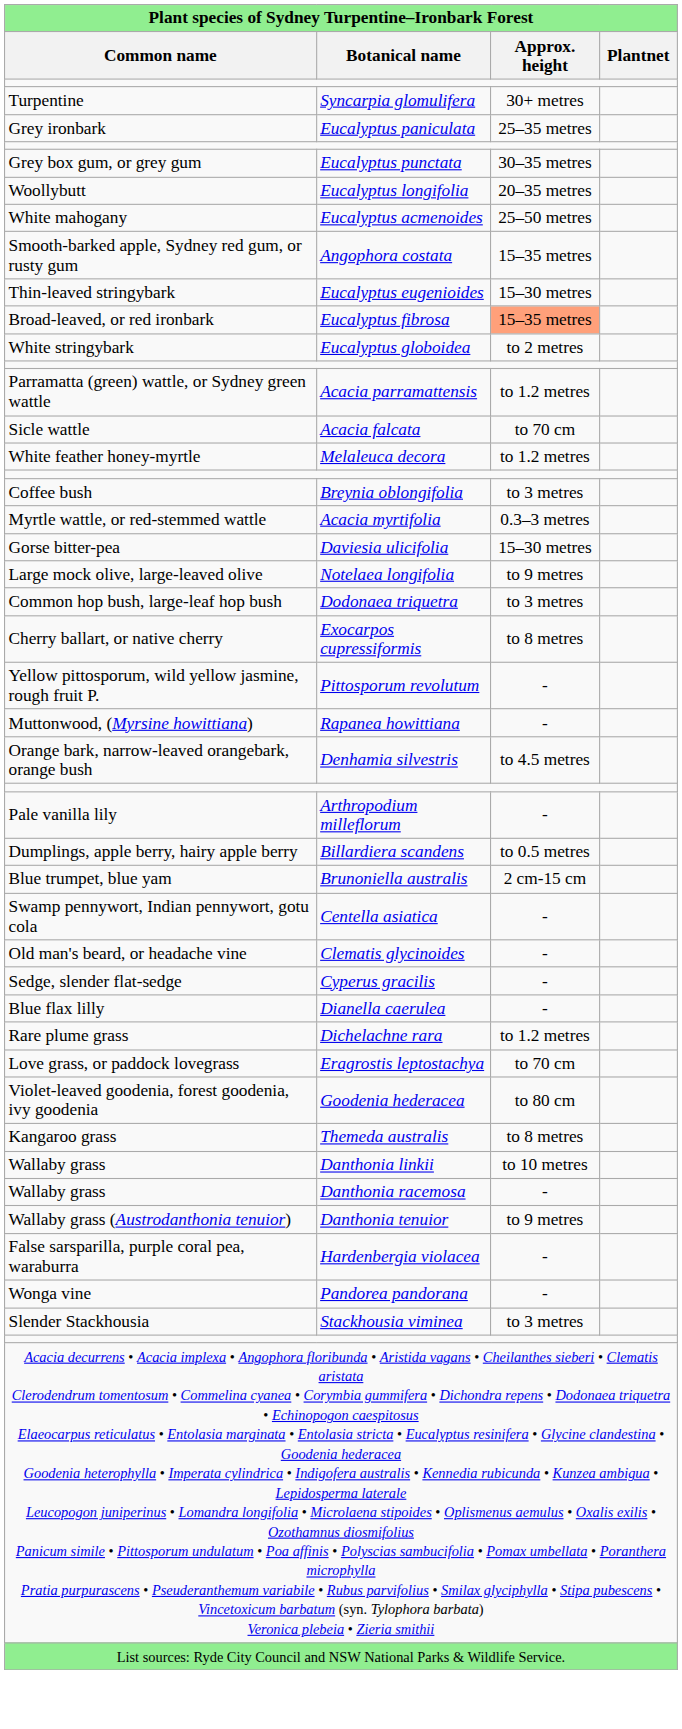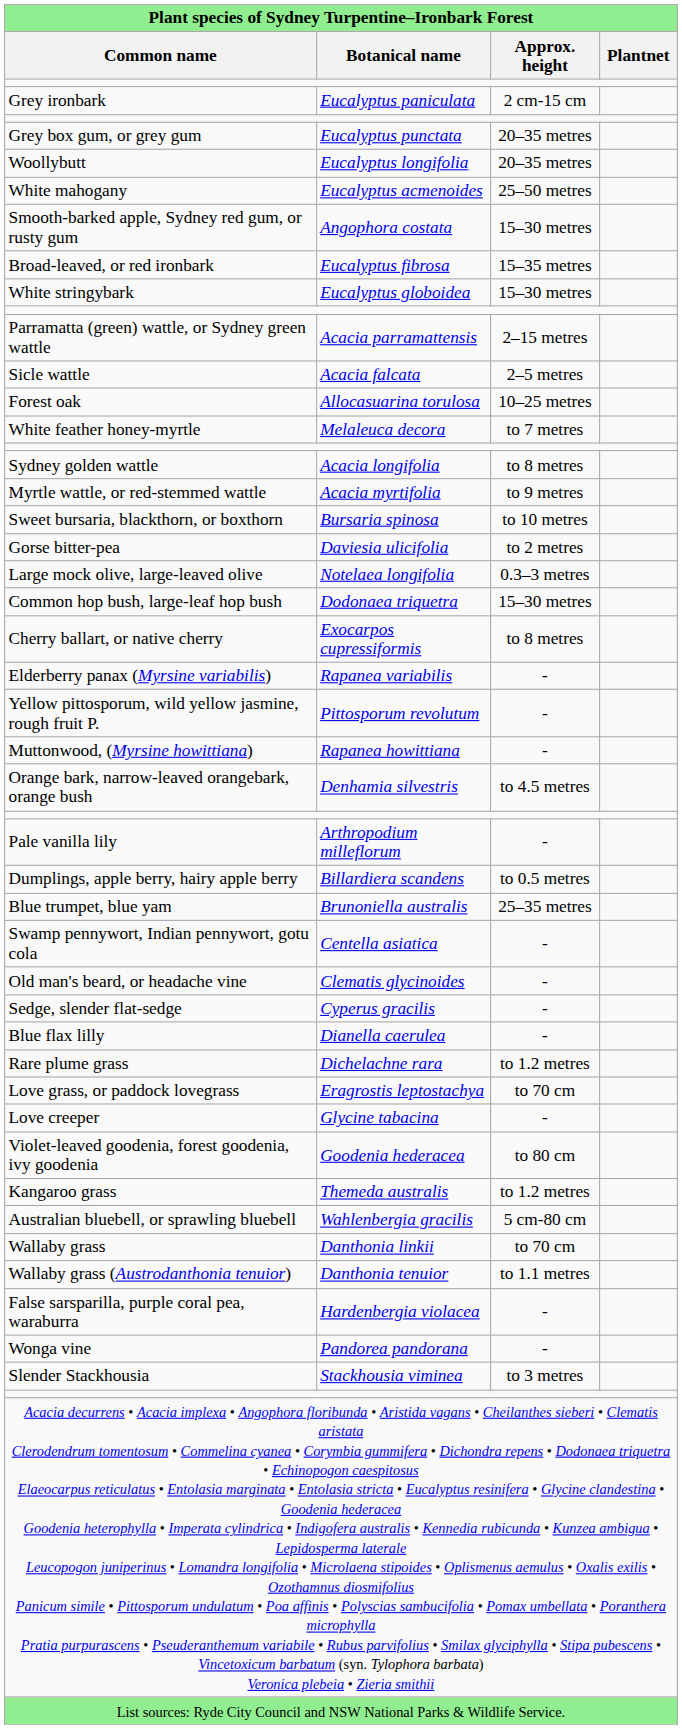- row: (46, 100)
(545, 127) 25–35 metres -> (545, 100) 2 cm-15 cm
(545, 163) 30–35 metres -> (545, 135) 20–35 metres
(545, 255) 15–35 metres -> (545, 227) 15–30 metres
- row: (92, 292)
(545, 319) lightsalmon background -> (545, 264) no background
(545, 347) to 2 metres -> (545, 292) 15–30 metres
(545, 392) to 1.2 metres -> (545, 337) 2–15 metres
(545, 429) to 70 cm -> (545, 374) 2–5 metres
+ row: (45, 401)
(545, 456) to 1.2 metres -> (545, 429) to 7 metres
- row: (50, 492)
+ row: (83, 464)
(545, 519) 0.3–3 metres -> (545, 492) to 9 metres
+ row: (146, 519)
(545, 546) 15–30 metres -> (545, 546) to 2 metres
(545, 574) to 9 metres -> (545, 574) 0.3–3 metres
(545, 601) to 3 metres -> (545, 601) 15–30 metres
+ row: (140, 675)
(545, 879) 2 cm-15 cm -> (545, 906) 25–35 metres
+ row: (54, 1117)
(545, 1137) to 8 metres -> (545, 1192) to 1.2 metres
+ row: (152, 1219)
(545, 1164) to 10 metres -> (545, 1246) to 70 cm
- row: (57, 1192)
(545, 1219) to 9 metres -> (545, 1274) to 1.1 metres
